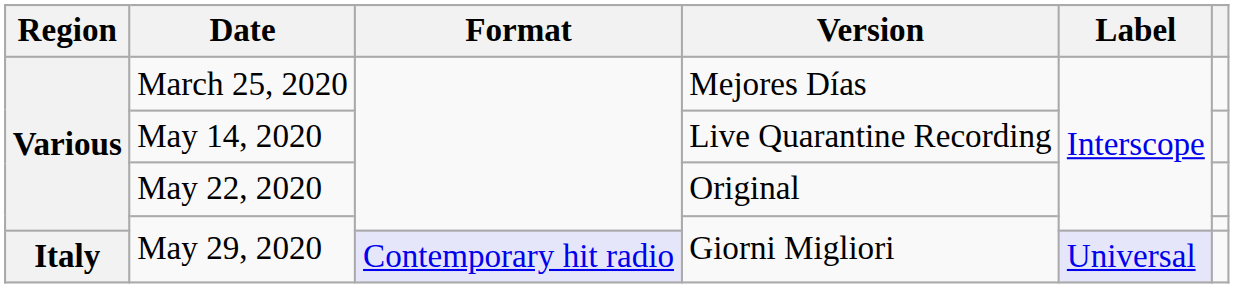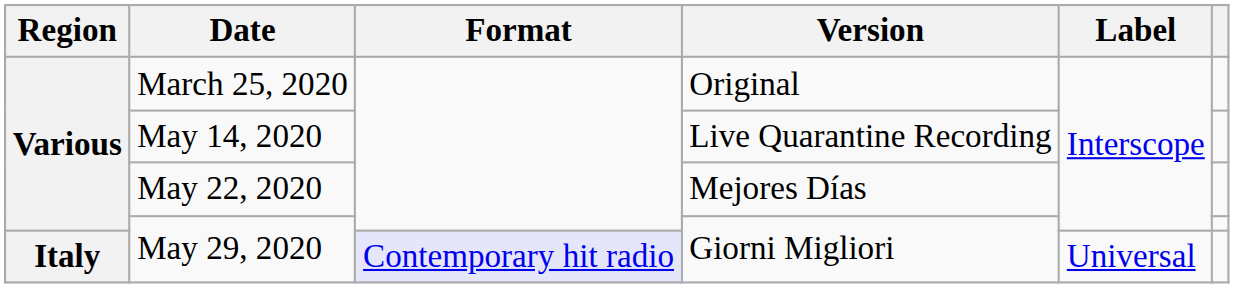(778, 83) Mejores Días -> (744, 83) Original
(744, 188) Original -> (778, 188) Mejores Días
(1131, 256) lavender background -> (1131, 256) no background
